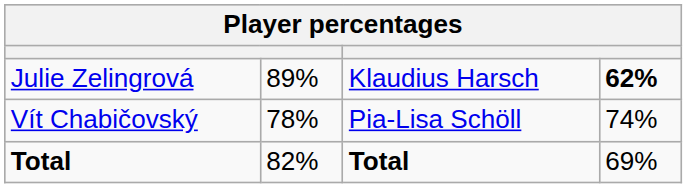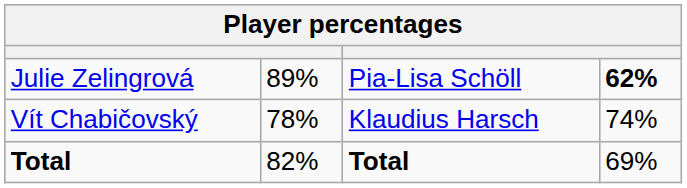(444, 78) Klaudius Harsch -> (435, 78) Pia-Lisa Schöll
(435, 119) Pia-Lisa Schöll -> (444, 119) Klaudius Harsch
